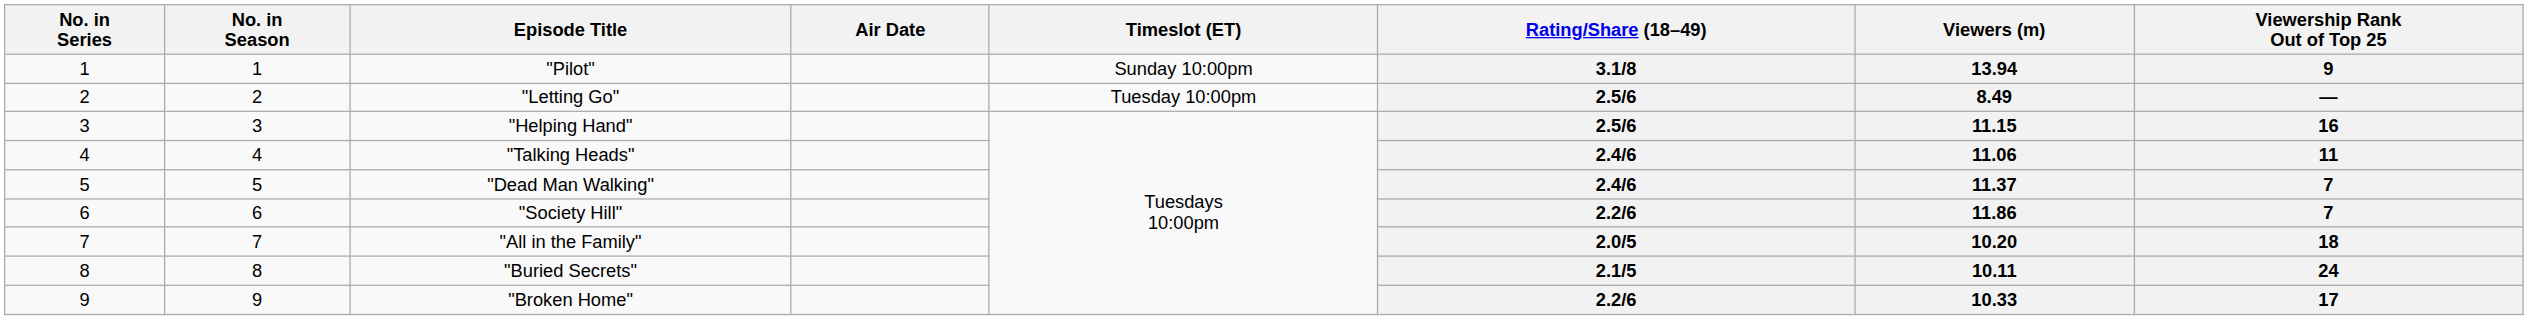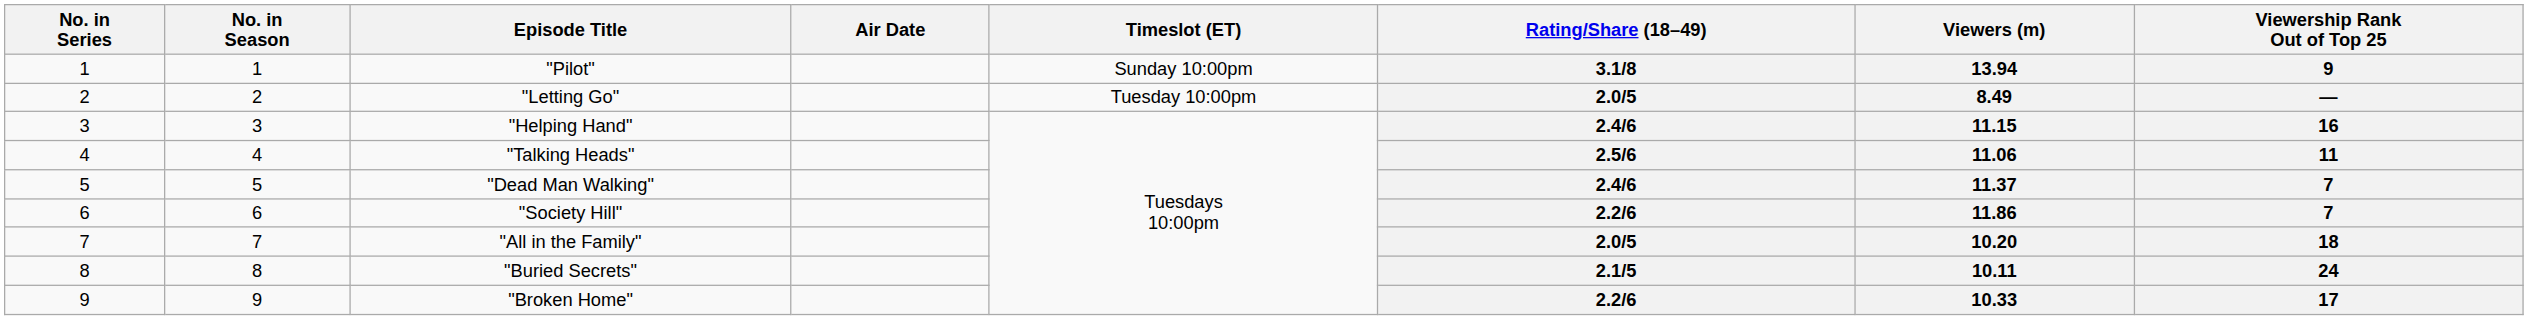(1616, 98) 2.5/6 -> (1616, 98) 2.0/5
(1616, 126) 2.5/6 -> (1616, 126) 2.4/6
(1616, 155) 2.4/6 -> (1616, 155) 2.5/6
